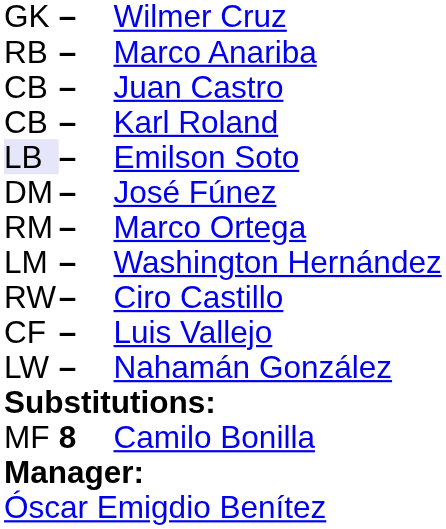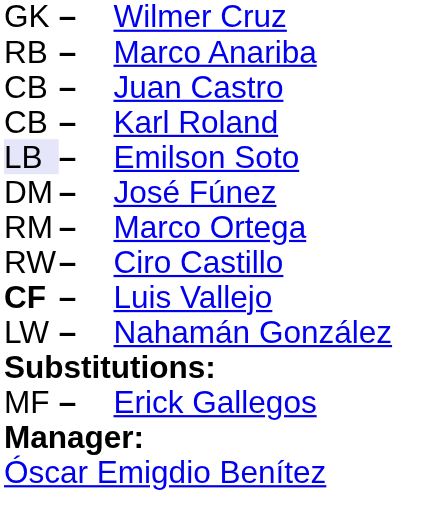- row: (278, 262)
(25, 332) normal -> (25, 297) bold
- row: (214, 437)
+ row: (215, 402)
